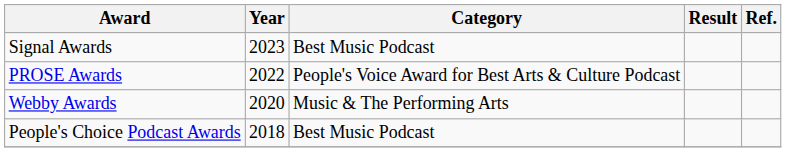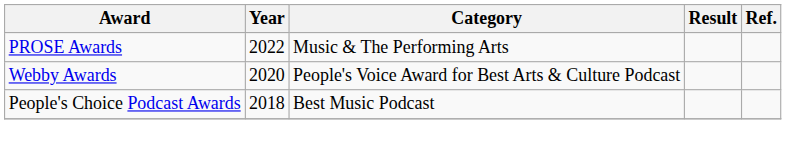- row: (60, 47)
(487, 75) People's Voice Award for Best Arts & Culture Podcast -> (401, 47) Music & The Performing Arts
(401, 103) Music & The Performing Arts -> (487, 75) People's Voice Award for Best Arts & Culture Podcast
